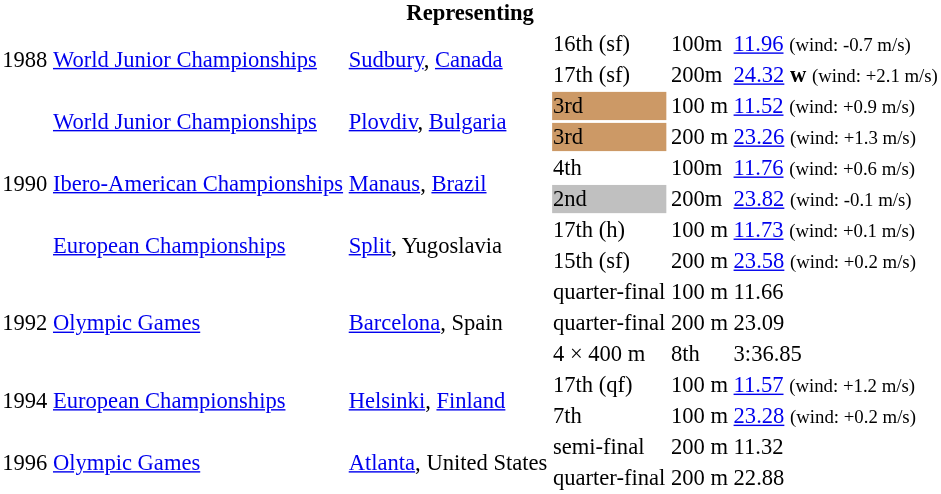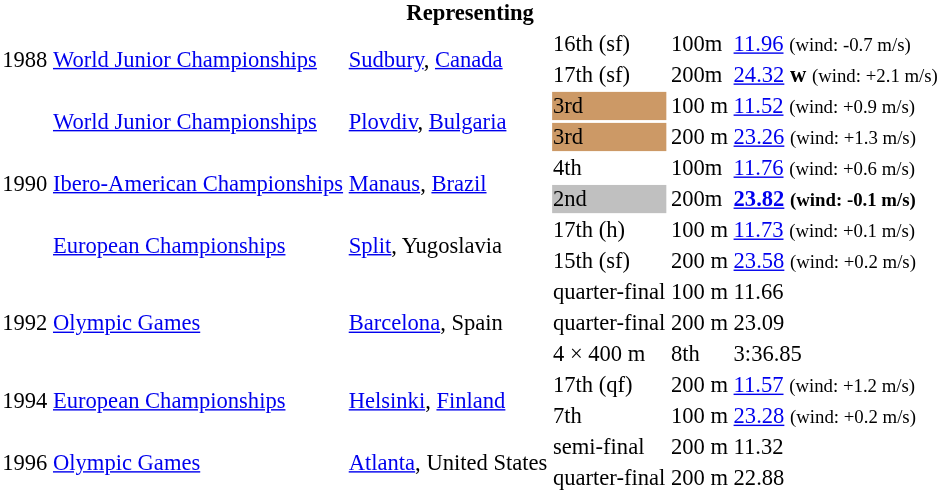(823, 198) normal -> (825, 198) bold
(699, 384) 100 m -> (699, 384) 200 m
